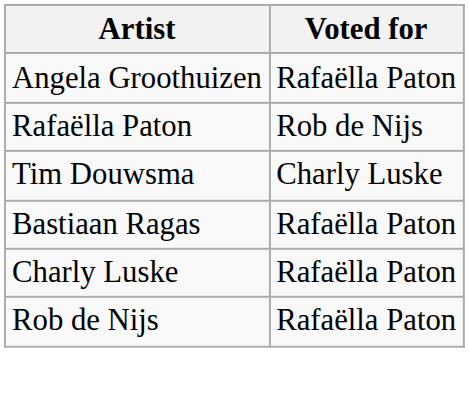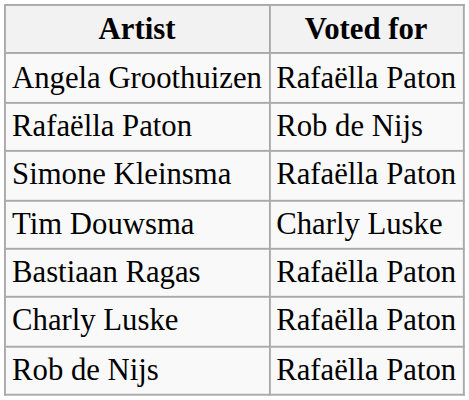+ row: (122, 175)
